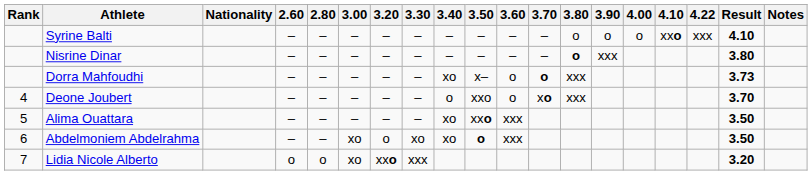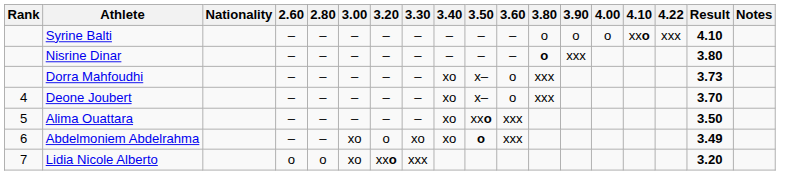- column: (544, 15)
(449, 98) o -> (449, 98) xo
(481, 98) xxo -> (481, 98) x–
(741, 139) 3.50 -> (710, 139) 3.49
